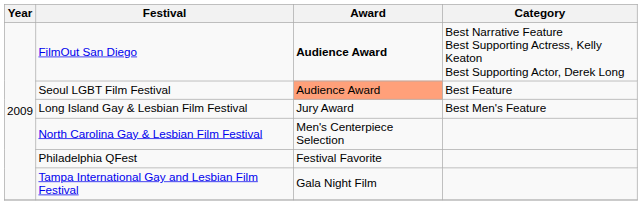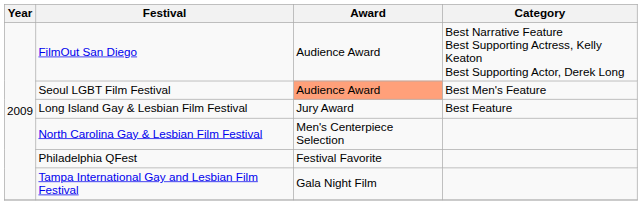(342, 51) bold -> (338, 51) normal
(479, 90) Best Feature -> (496, 90) Best Men's Feature
(496, 108) Best Men's Feature -> (479, 108) Best Feature
